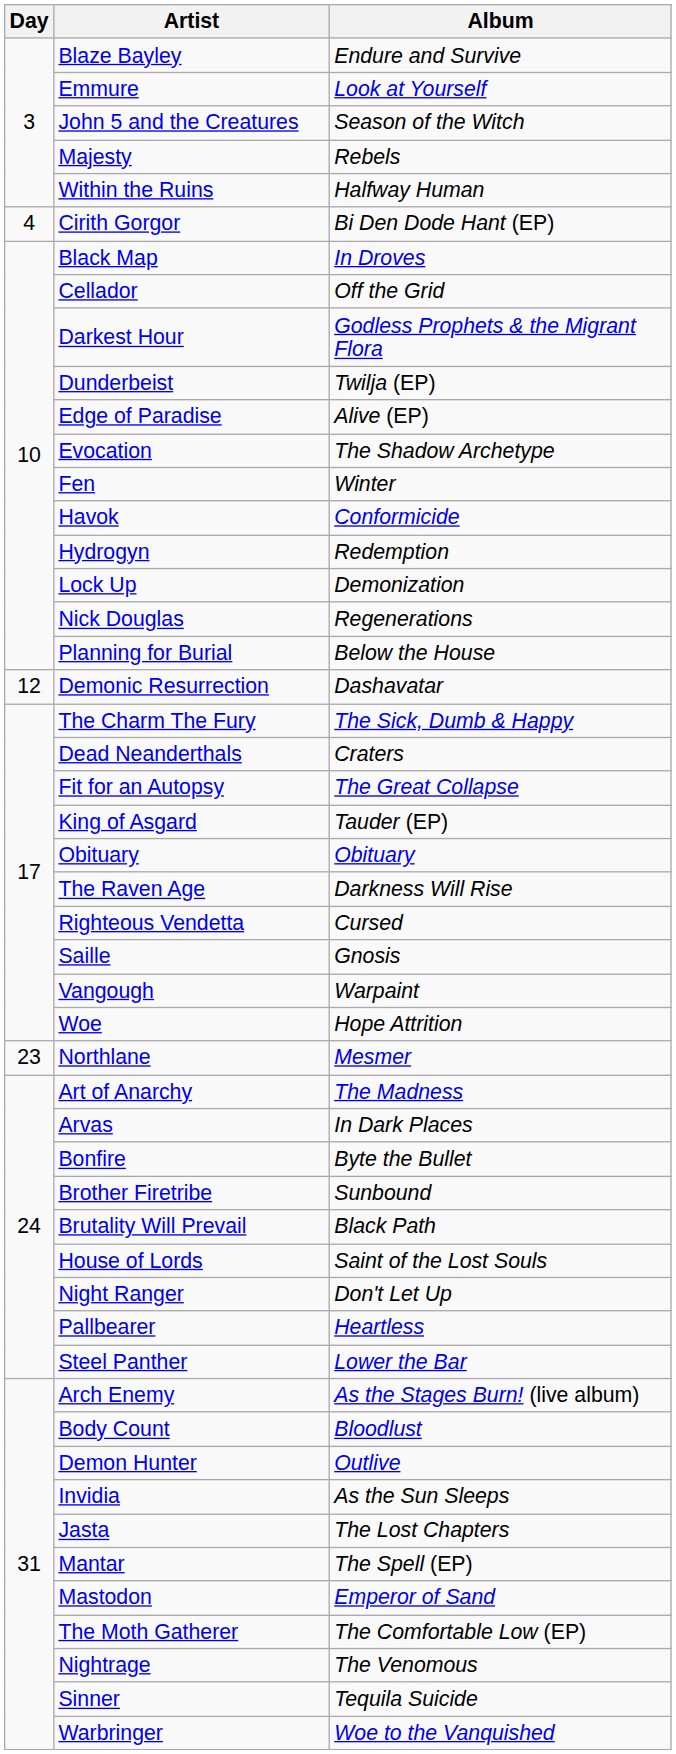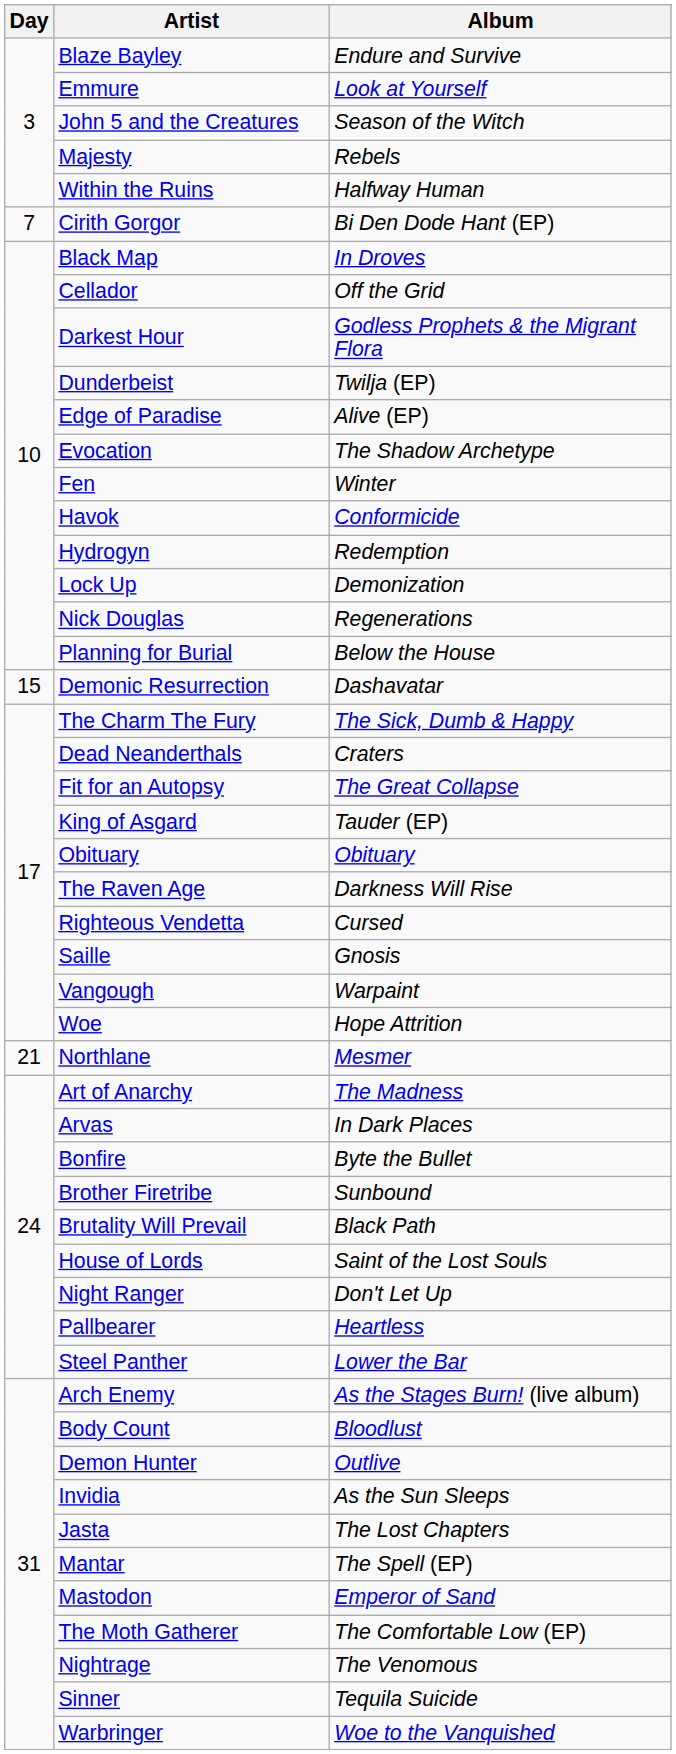(29, 223) 4 -> (29, 223) 7
(29, 686) 12 -> (29, 686) 15
(29, 1057) 23 -> (29, 1057) 21
